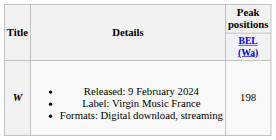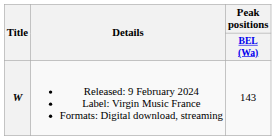(248, 98) 198 -> (248, 98) 143
